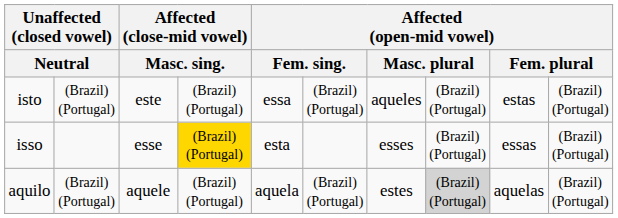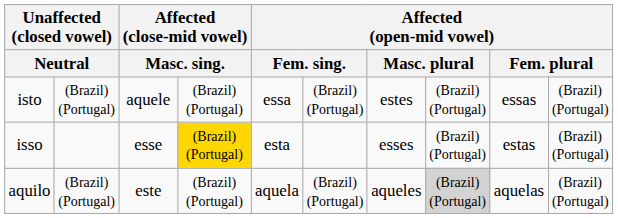(148, 99) este -> (148, 99) aquele
(396, 99) aqueles -> (396, 99) estes
(519, 99) estas -> (519, 99) essas
(519, 145) essas -> (519, 145) estas
(148, 190) aquele -> (148, 190) este
(396, 190) estes -> (396, 190) aqueles
